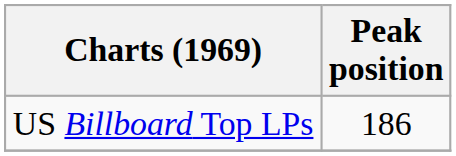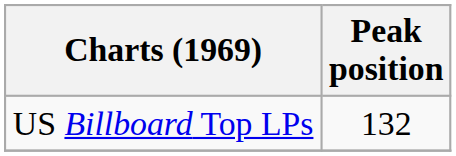(386, 122) 186 -> (386, 122) 132
